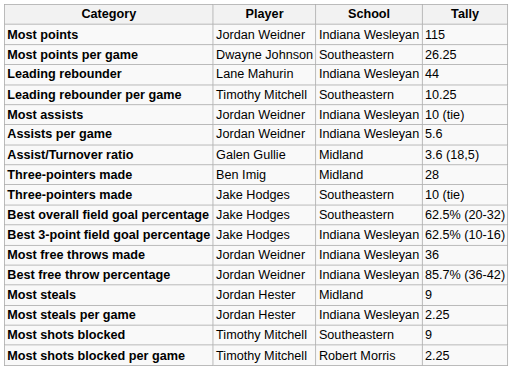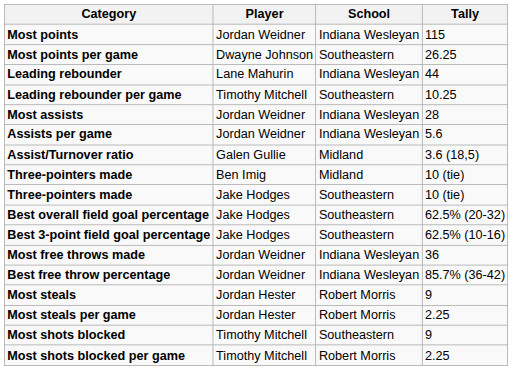(445, 114) 10 (tie) -> (432, 114) 28
(432, 174) 28 -> (445, 174) 10 (tie)
(369, 235) Indiana Wesleyan -> (357, 235) Southeastern
(341, 295) Midland -> (357, 295) Robert Morris
(369, 315) Indiana Wesleyan -> (357, 315) Robert Morris
